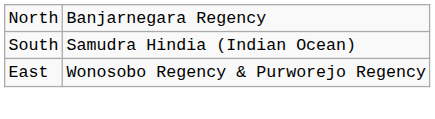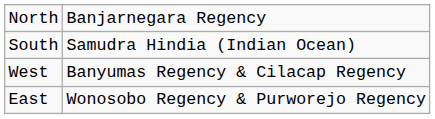+ row: (29, 72)
